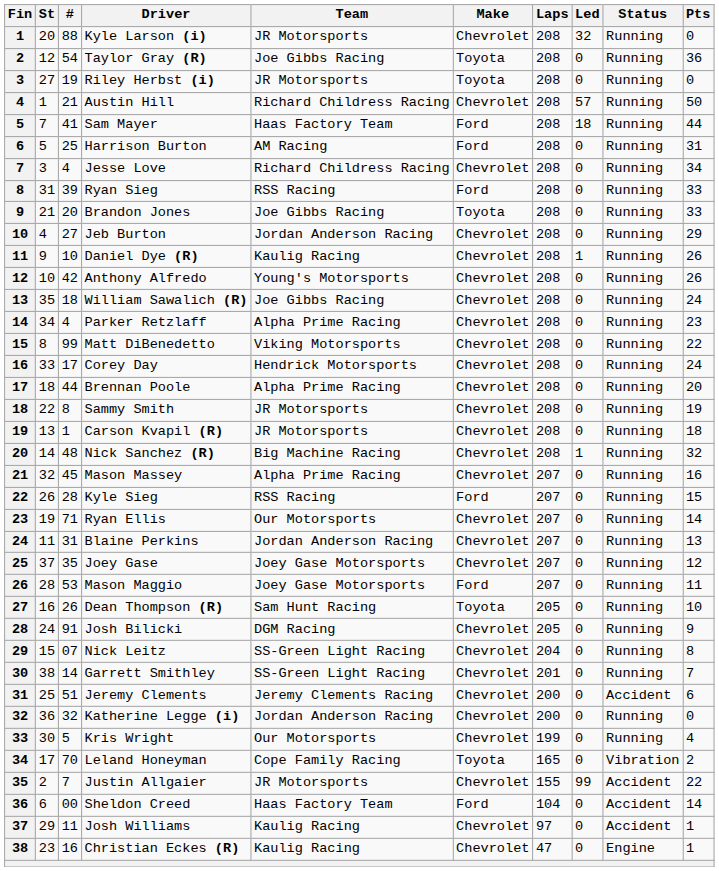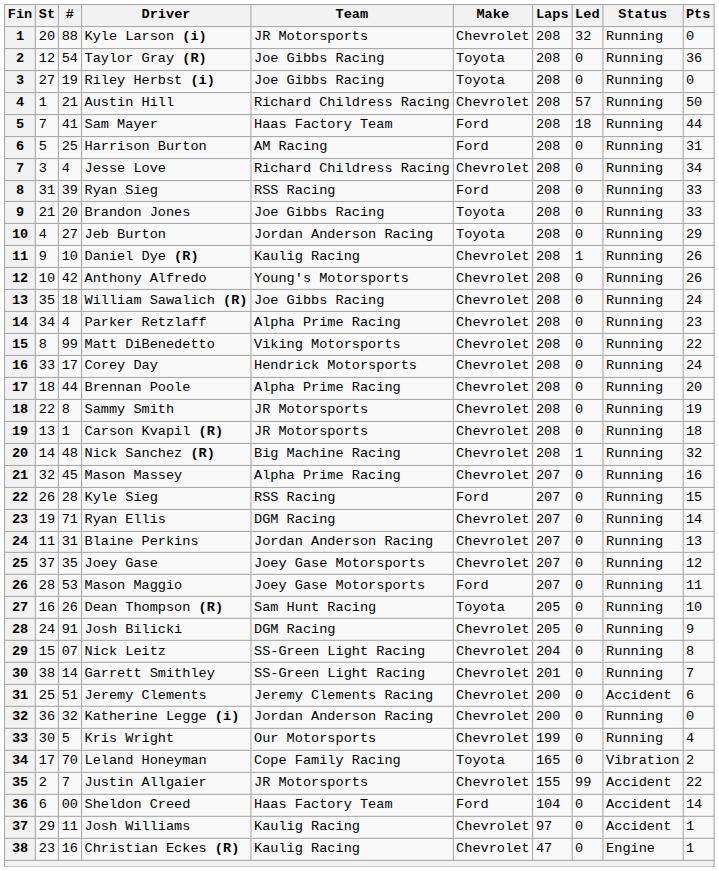(311, 82) JR Motorsports -> (319, 82) Joe Gibbs Racing
(493, 235) Chevrolet -> (481, 235) Toyota
(315, 520) Our Motorsports -> (295, 520) DGM Racing
